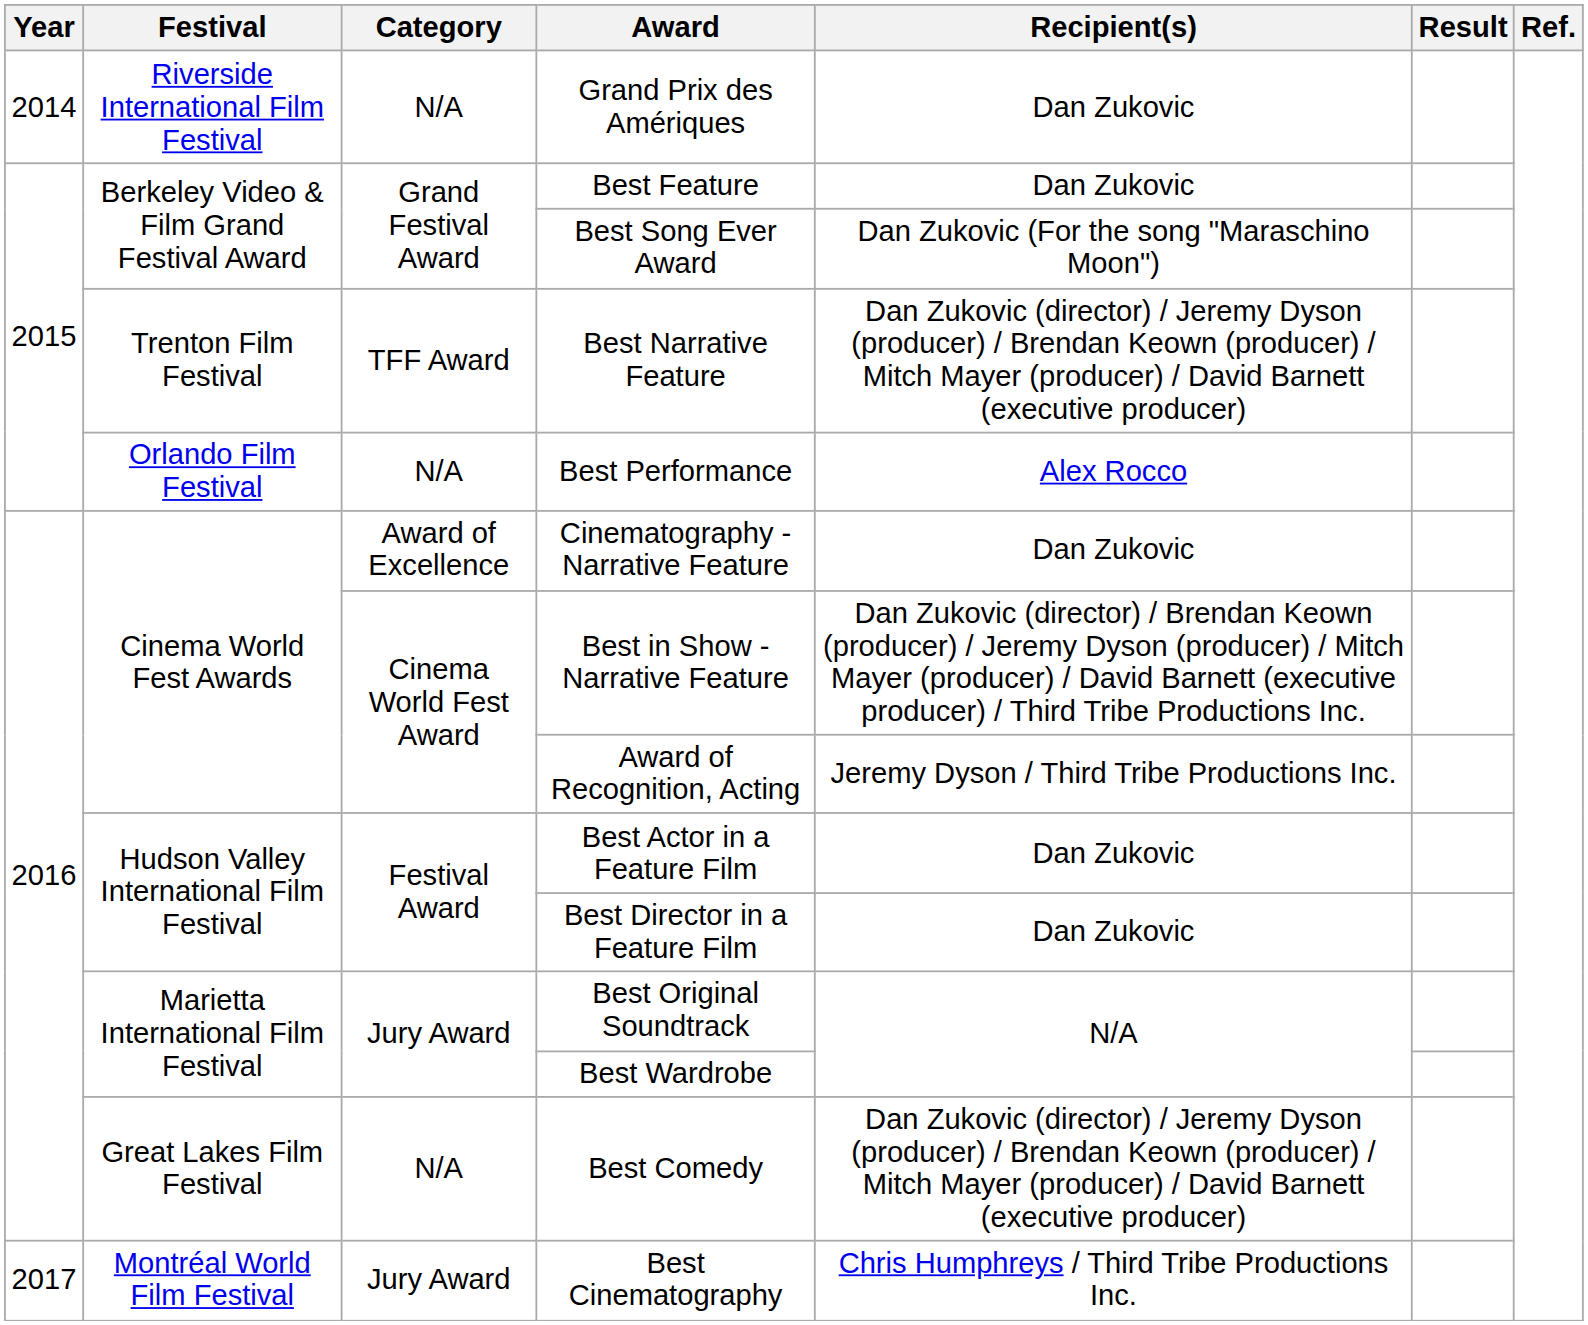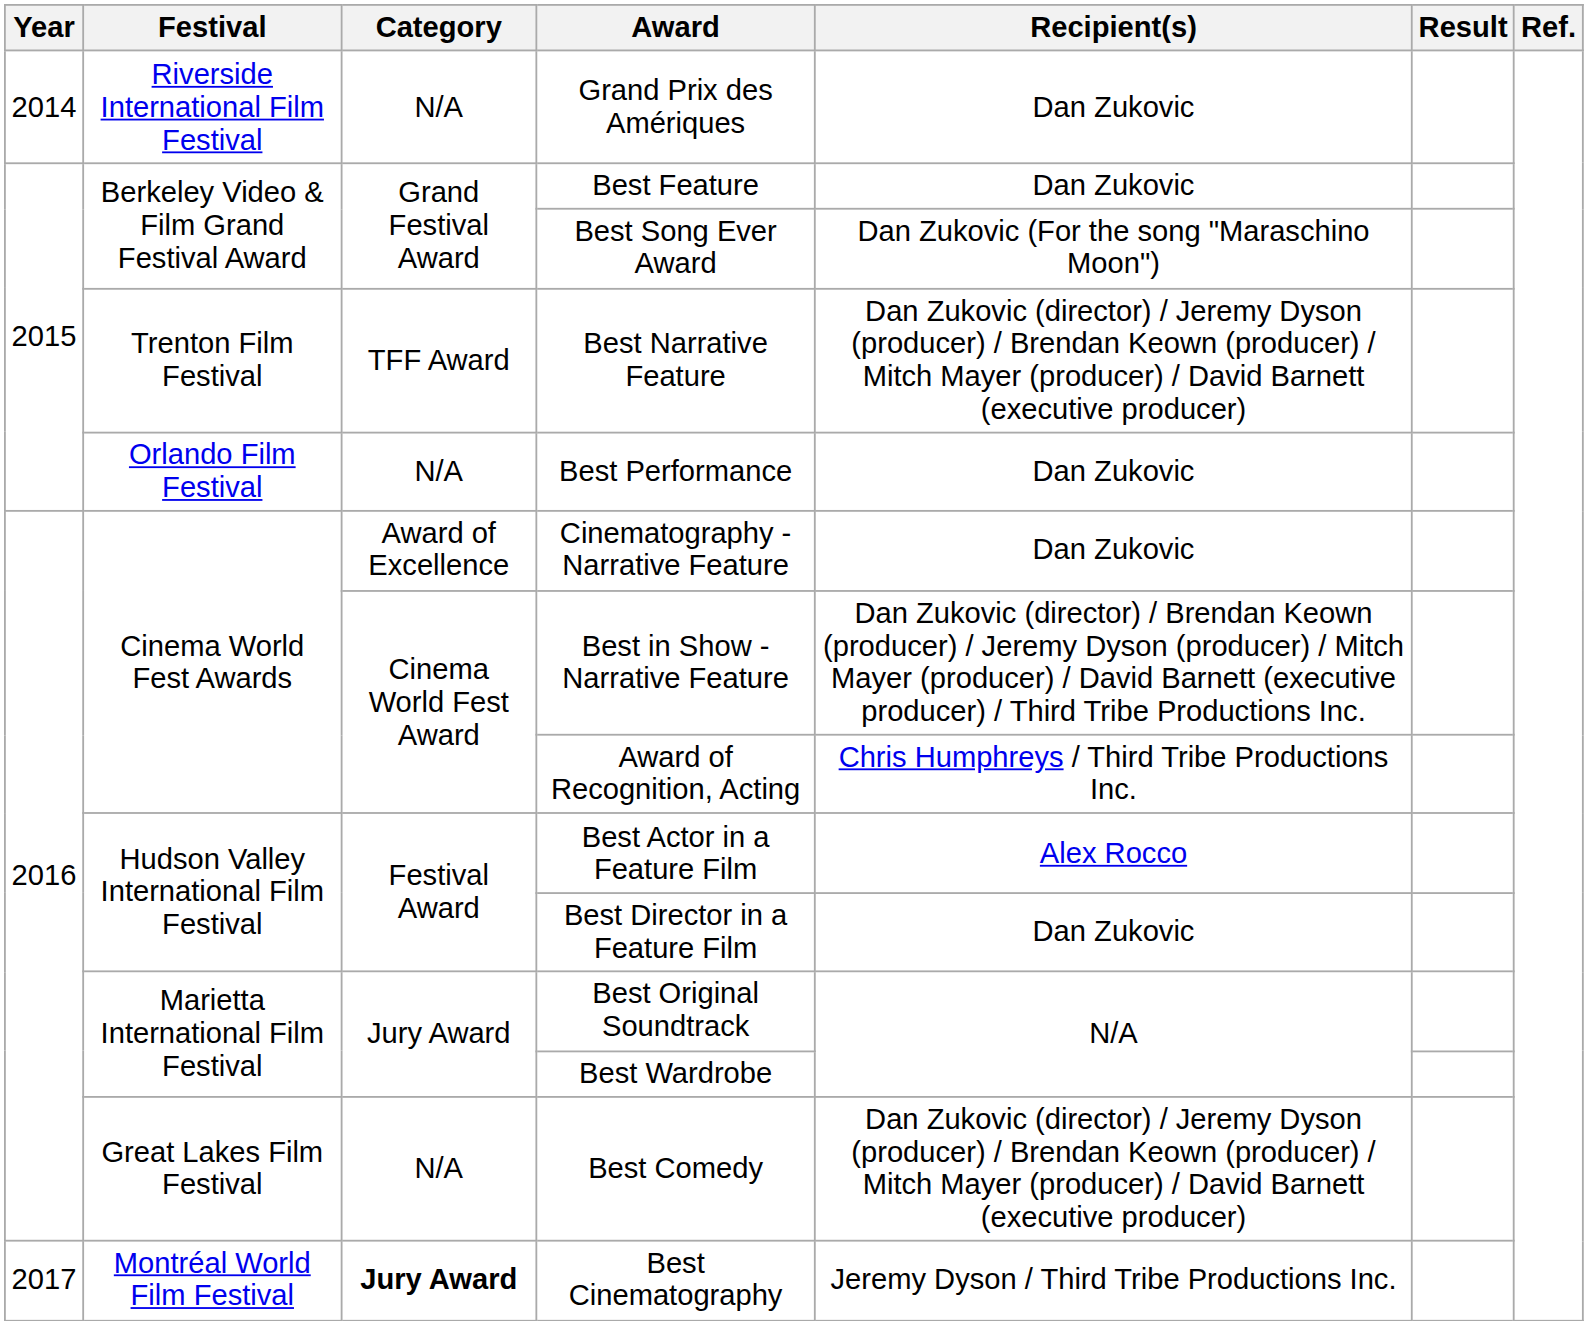(1114, 471) Alex Rocco -> (1114, 471) Dan Zukovic
(1114, 773) Jeremy Dyson / Third Tribe Productions Inc. -> (1114, 773) Chris Humphreys / Third Tribe Productions Inc.
(1114, 852) Dan Zukovic -> (1114, 852) Alex Rocco
(439, 1280) normal -> (439, 1280) bold
(1114, 1280) Chris Humphreys / Third Tribe Productions Inc. -> (1114, 1280) Jeremy Dyson / Third Tribe Productions Inc.
